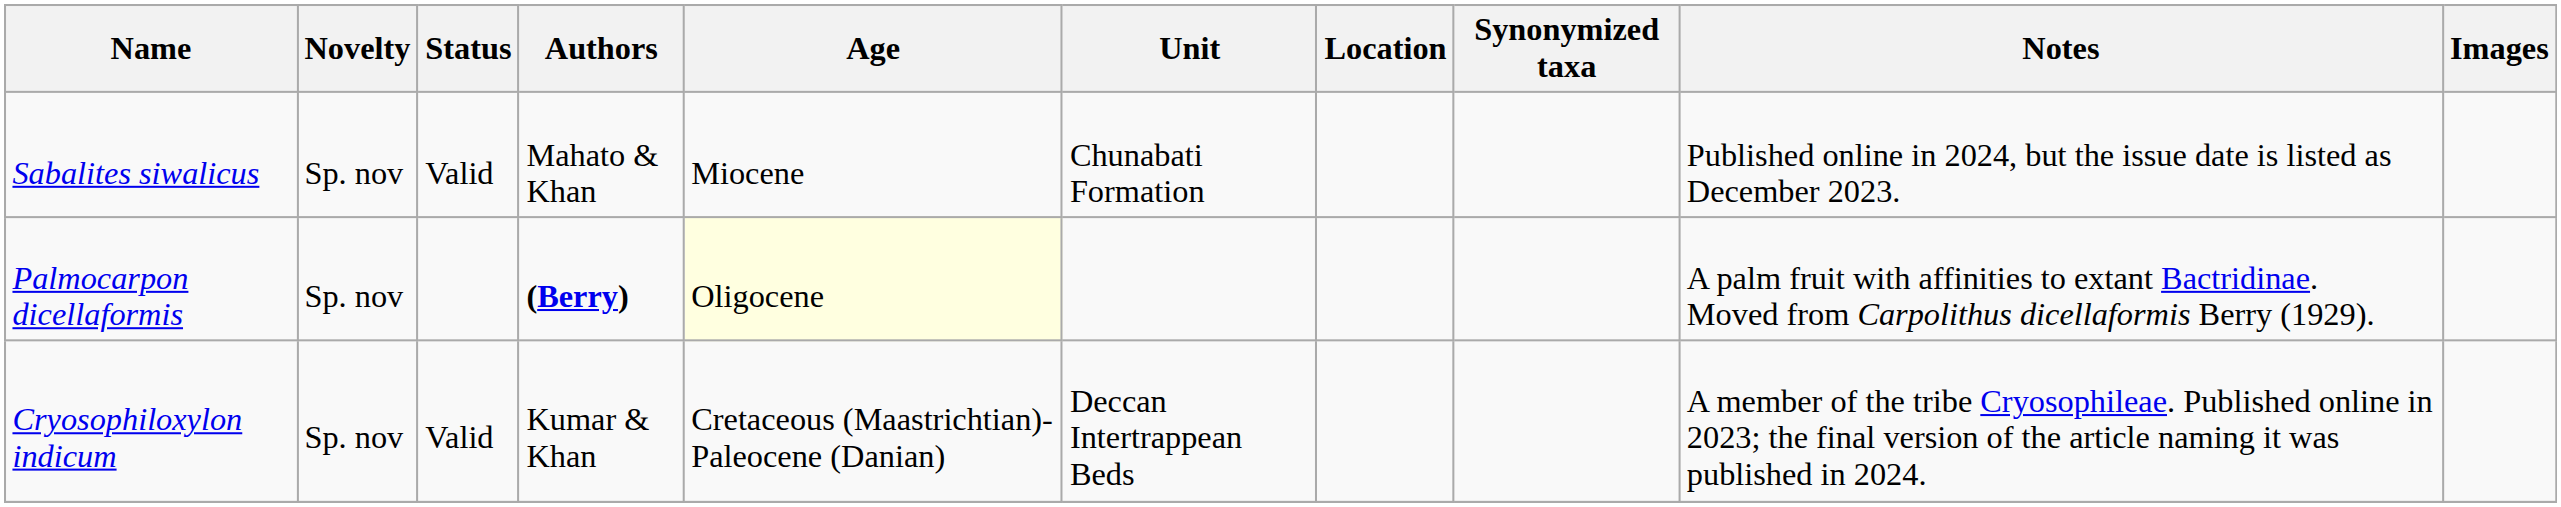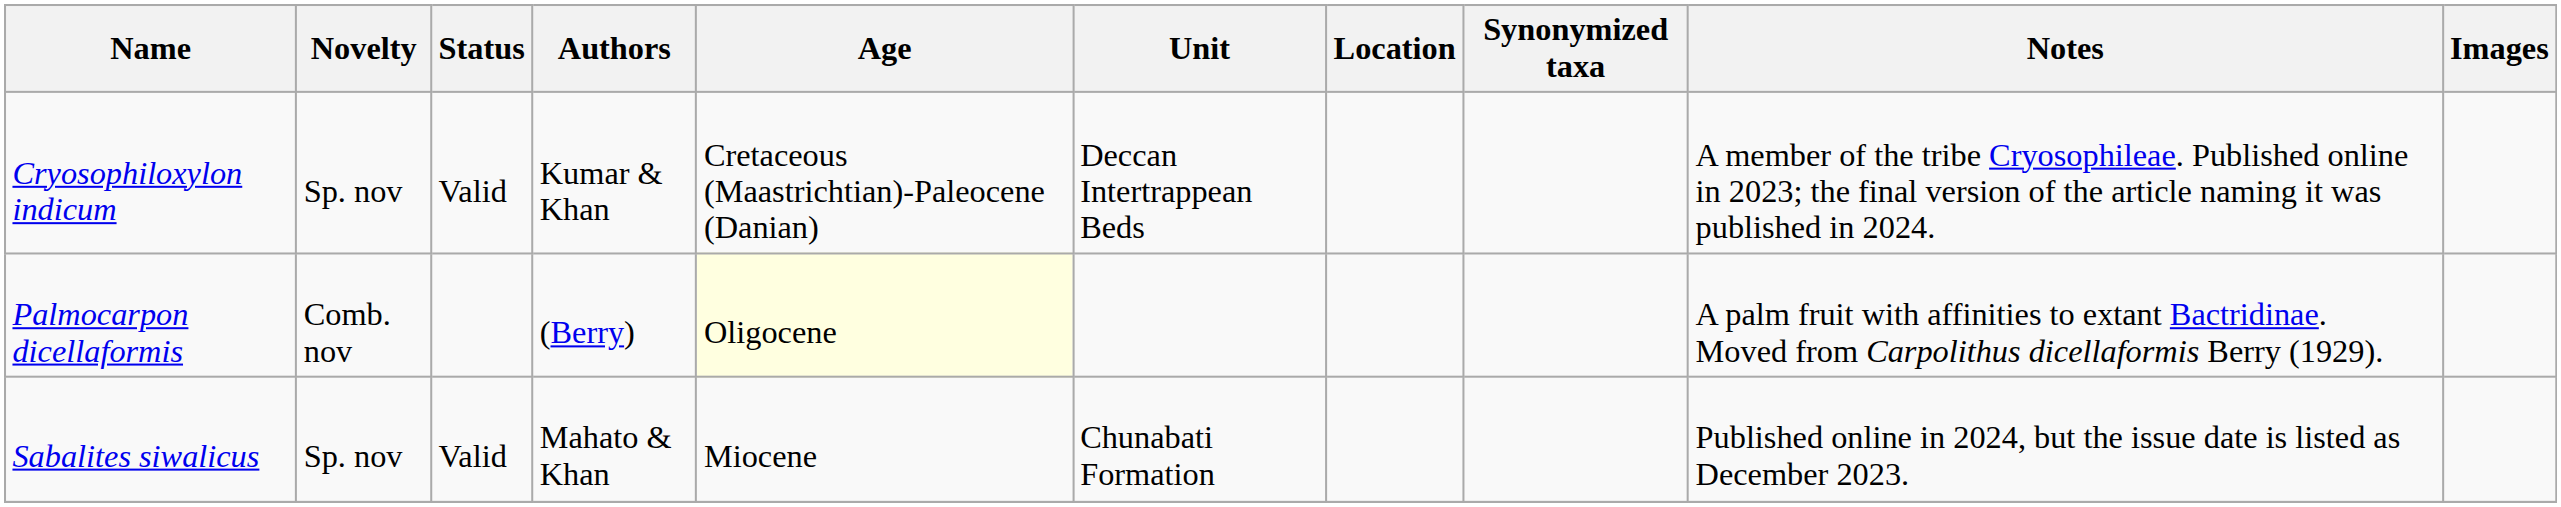rows swapped: (127, 438) <-> (136, 172)
(354, 296) Sp. nov -> (347, 332) Comb. nov
(578, 296) bold -> (587, 332) normal
